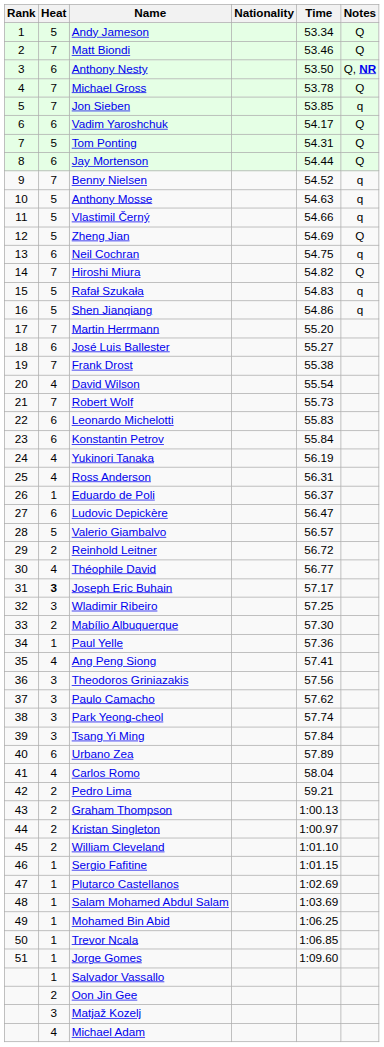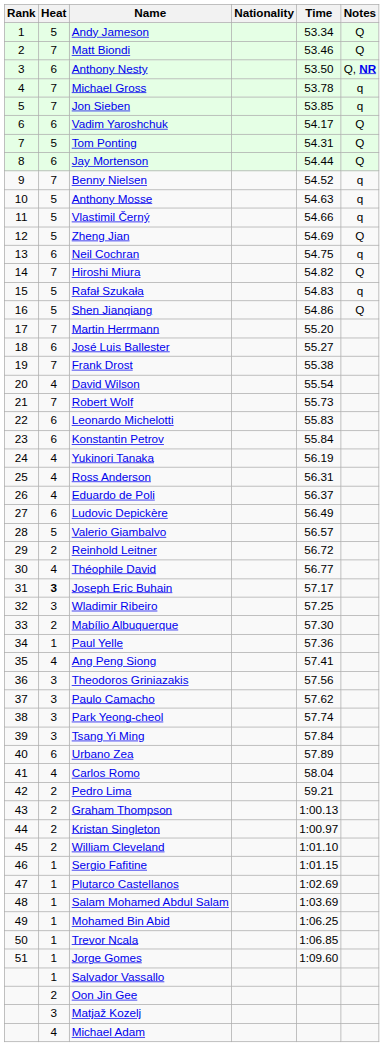(360, 87) Q -> (360, 87) q
(360, 310) q -> (360, 310) Q
(54, 495) 1 -> (54, 495) 4
(319, 513) 56.47 -> (319, 513) 56.49
